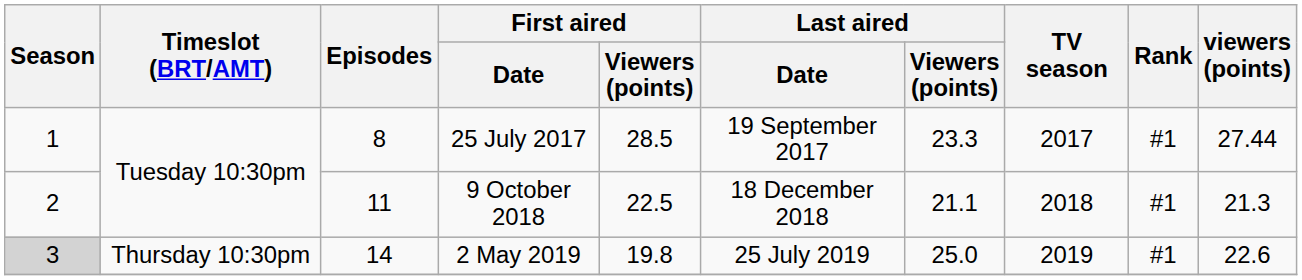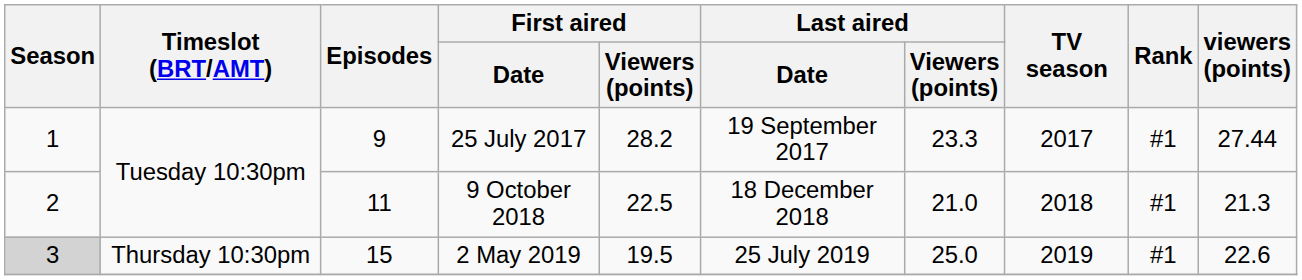(379, 139) 8 -> (379, 139) 9
(650, 139) 28.5 -> (650, 139) 28.2
(955, 203) 21.1 -> (955, 203) 21.0
(379, 255) 14 -> (379, 255) 15
(650, 255) 19.8 -> (650, 255) 19.5
